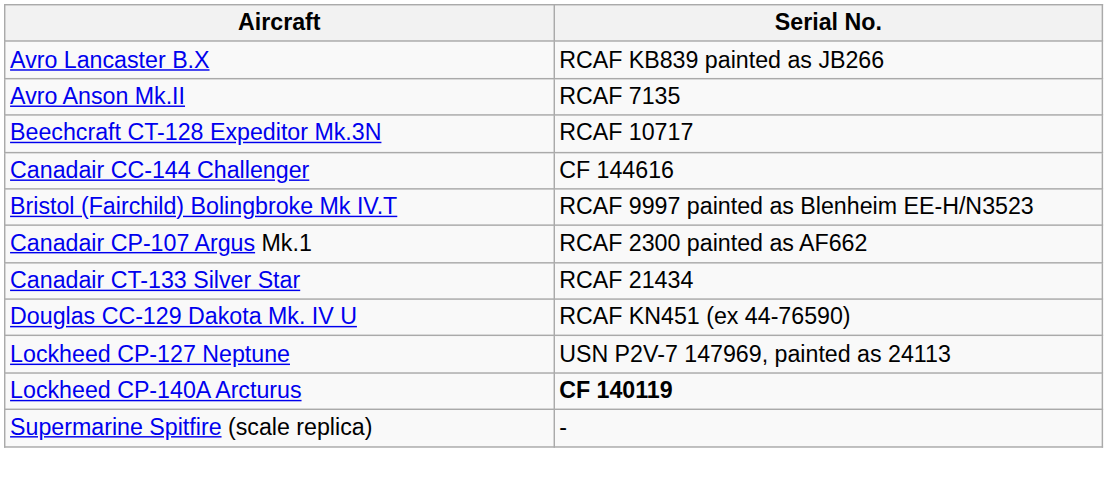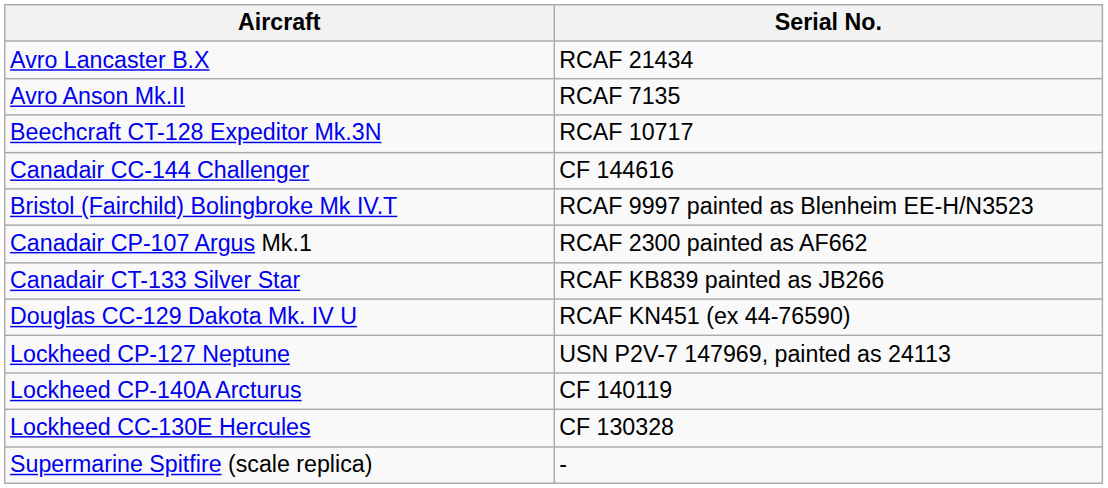(722, 59) RCAF KB839 painted as JB266 -> (626, 59) RCAF 21434
(626, 280) RCAF 21434 -> (722, 280) RCAF KB839 painted as JB266
(616, 390) bold -> (616, 390) normal
+ row: (160, 427)
